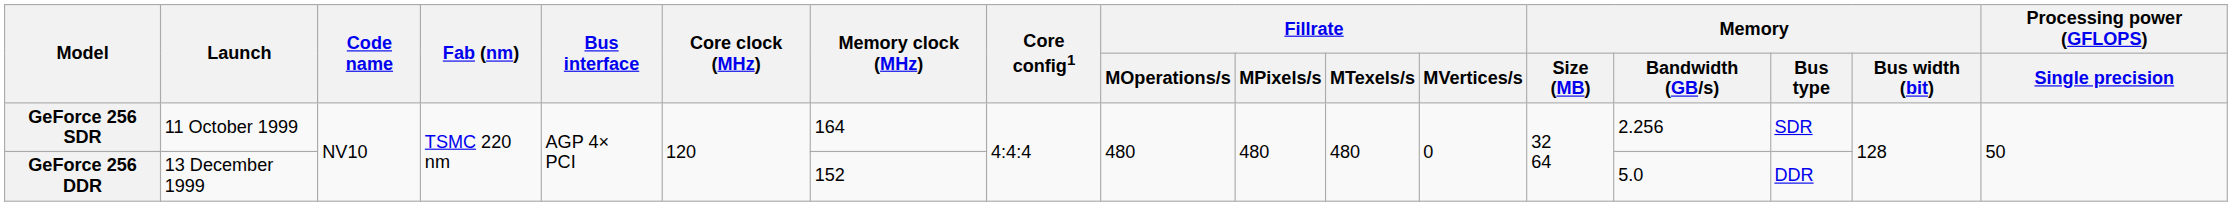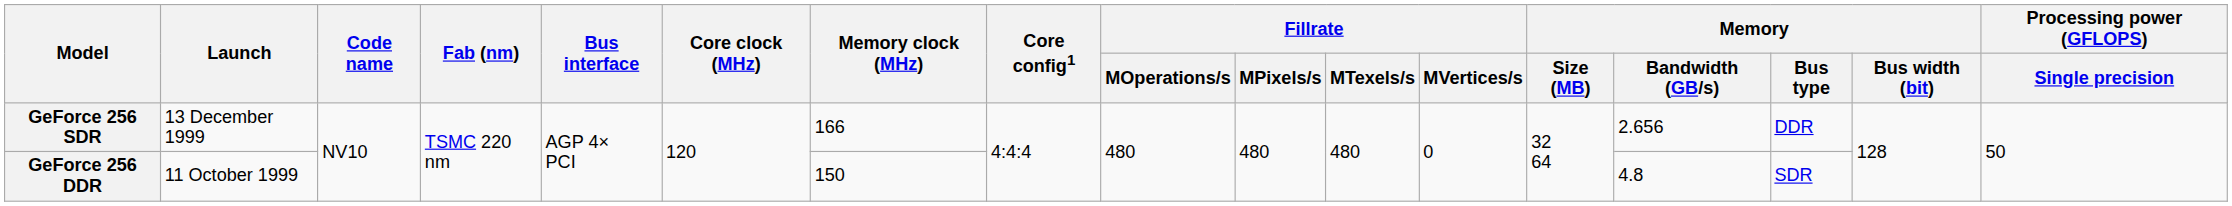(231, 127) 11 October 1999 -> (219, 127) 13 December 1999
(830, 127) 164 -> (830, 127) 166
(1641, 127) 2.256 -> (1641, 127) 2.656
(1793, 127) SDR -> (1794, 127) DDR
(219, 176) 13 December 1999 -> (231, 176) 11 October 1999
(830, 176) 152 -> (830, 176) 150
(1631, 176) 5.0 -> (1631, 176) 4.8
(1794, 176) DDR -> (1793, 176) SDR
